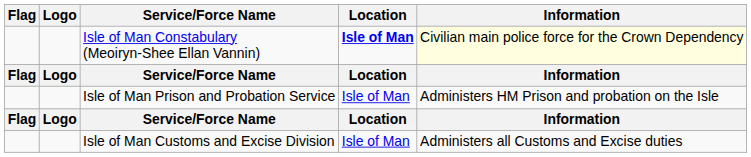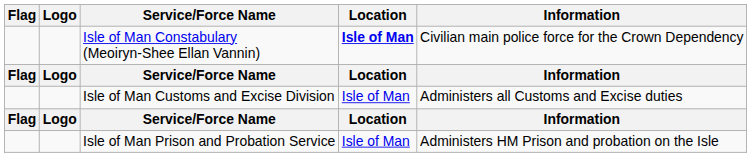(582, 37) lightyellow background -> (582, 37) no background
rows swapped: (209, 141) <-> (209, 97)
